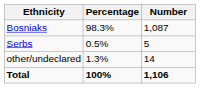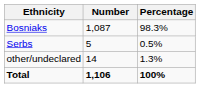columns swapped: (168, 12) <-> (112, 12)
